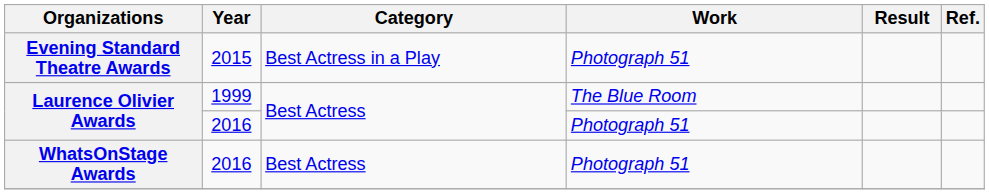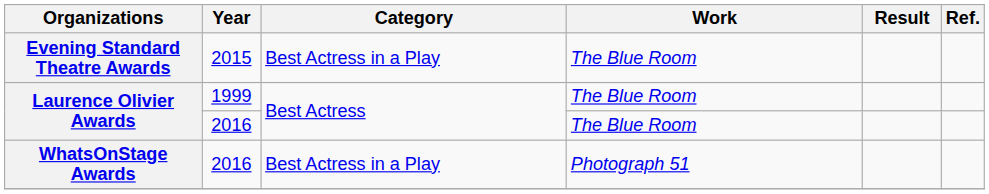(630, 57) Photograph 51 -> (634, 57) The Blue Room
(630, 125) Photograph 51 -> (634, 125) The Blue Room
(315, 164) Best Actress -> (353, 164) Best Actress in a Play
